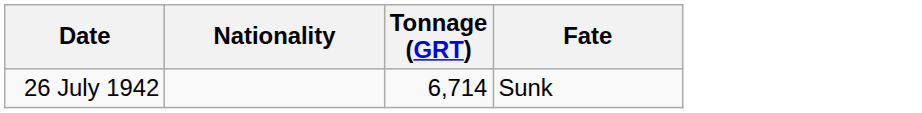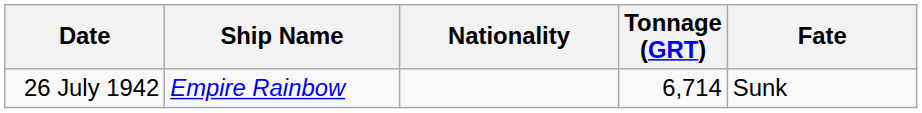+ column: (282, 36)
